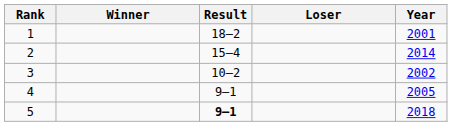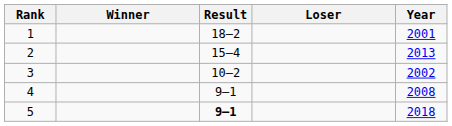(421, 53) 2014 -> (421, 53) 2013
(421, 92) 2005 -> (421, 92) 2008
